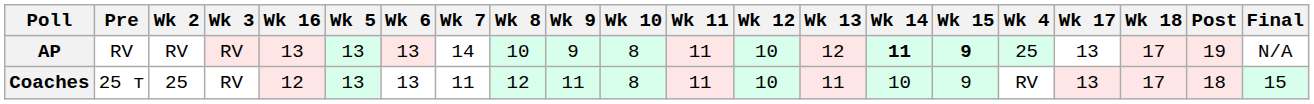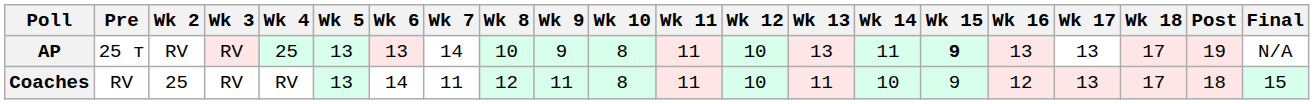columns swapped: (1027, 20) <-> (292, 20)
(122, 51) RV -> (122, 51) 25 т
(833, 51) 12 -> (822, 51) 13
(899, 51) bold -> (888, 51) normal
(122, 83) 25 т -> (122, 83) RV
(408, 83) 13 -> (397, 83) 14
